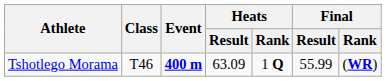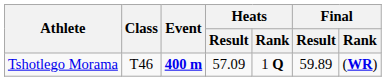(229, 64) 63.09 -> (229, 64) 57.09
(316, 64) 55.99 -> (316, 64) 59.89
